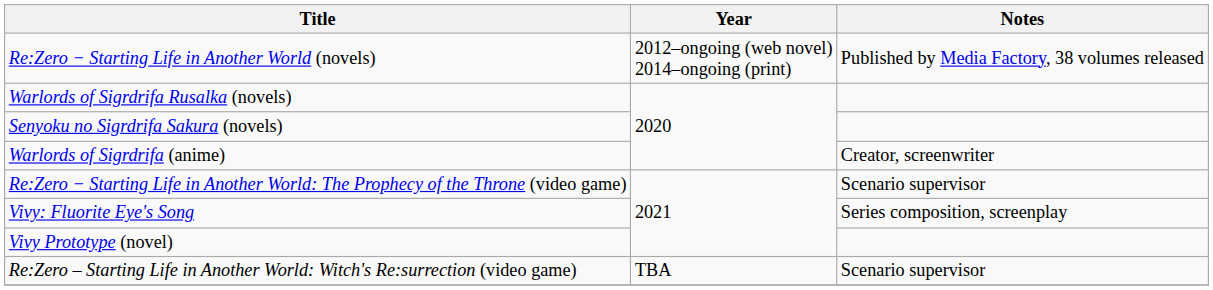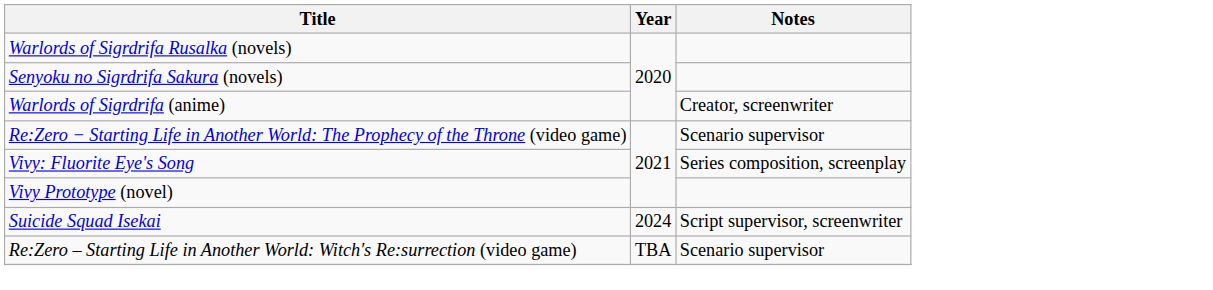- row: (192, 58)
+ row: (85, 221)
